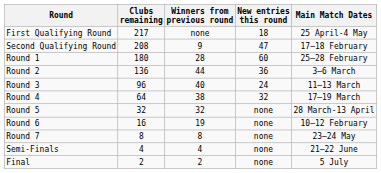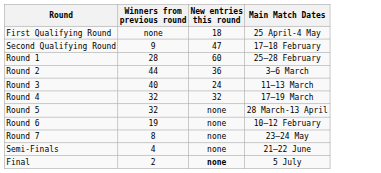- column: (141, 15)
(200, 97) 38 -> (153, 97) 32
(263, 162) normal -> (217, 162) bold
